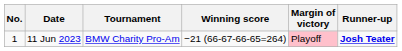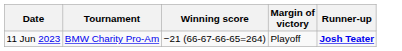- column: (15, 18)
(306, 39) pink background -> (285, 39) no background
